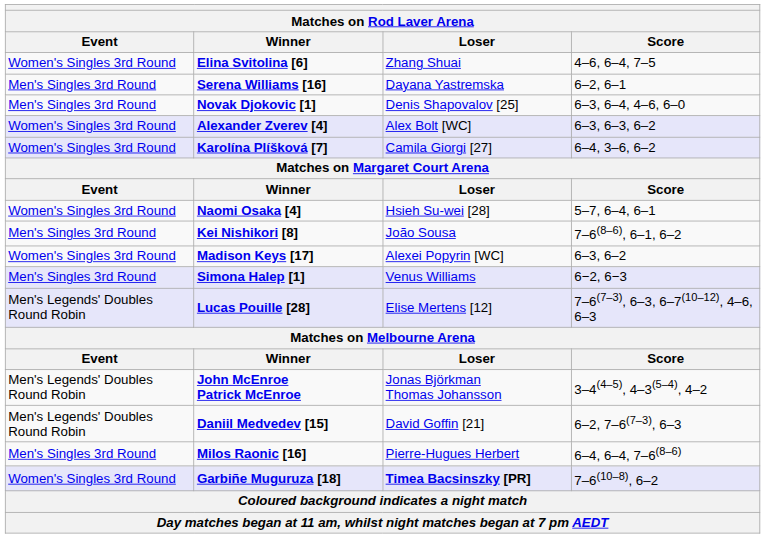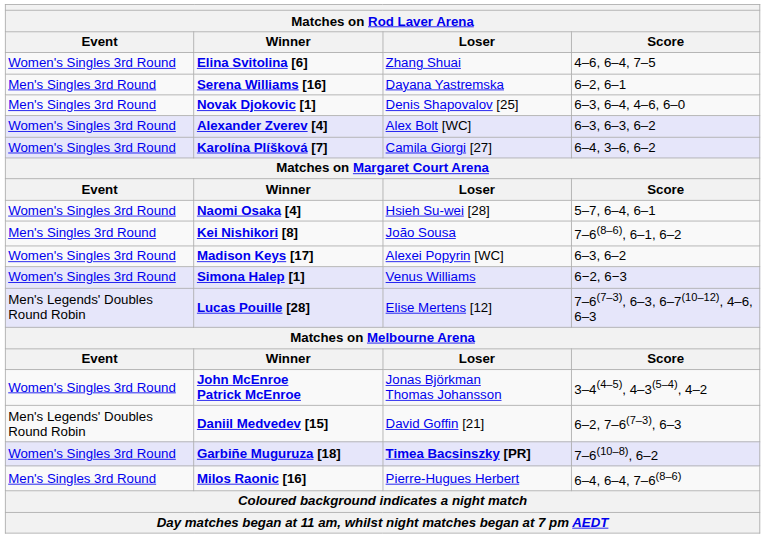(82, 277) Men's Singles 3rd Round -> (92, 277) Women's Singles 3rd Round
(80, 387) Men's Legends' Doubles Round Robin -> (92, 387) Women's Singles 3rd Round
rows swapped: (252, 454) <-> (269, 478)
